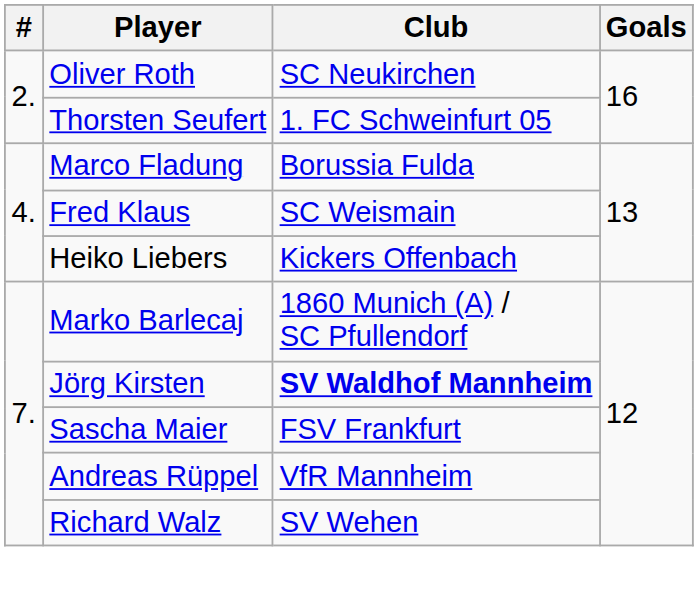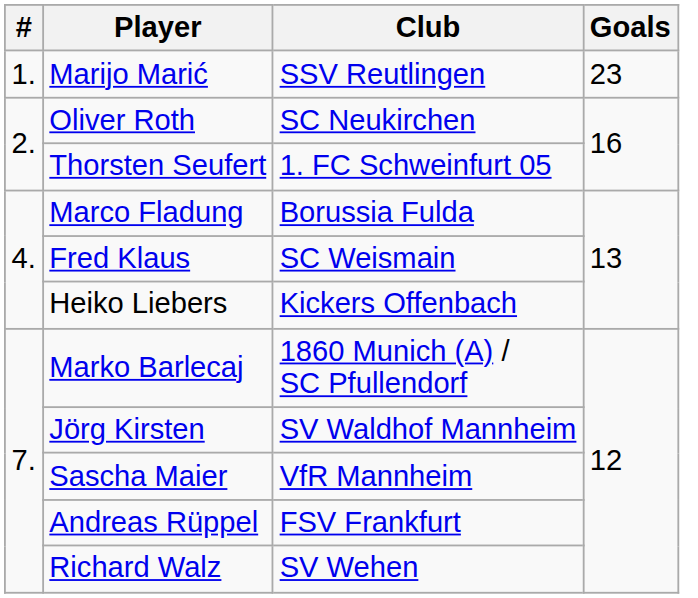+ row: (129, 73)
(436, 383) bold -> (428, 429) normal
(370, 429) FSV Frankfurt -> (376, 475) VfR Mannheim
(376, 475) VfR Mannheim -> (370, 522) FSV Frankfurt
